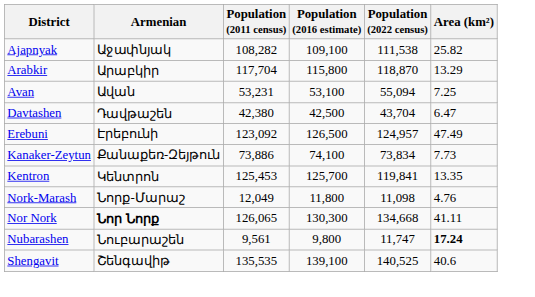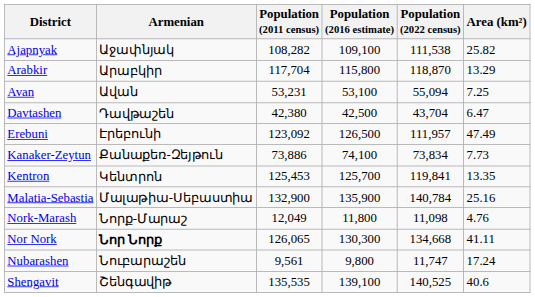(398, 134) 124,957 -> (430, 134) 111,957
+ row: (50, 197)
(448, 239) bold -> (481, 260) normal
